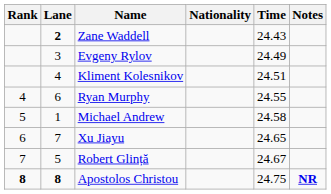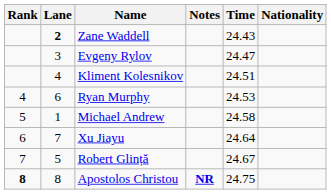columns swapped: (220, 14) <-> (308, 14)
(272, 55) 24.49 -> (241, 55) 24.47
(272, 96) 24.55 -> (241, 96) 24.53
(272, 138) 24.65 -> (241, 138) 24.64
(58, 179) bold -> (58, 179) normal
